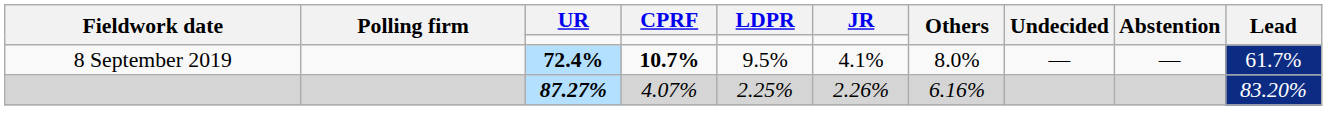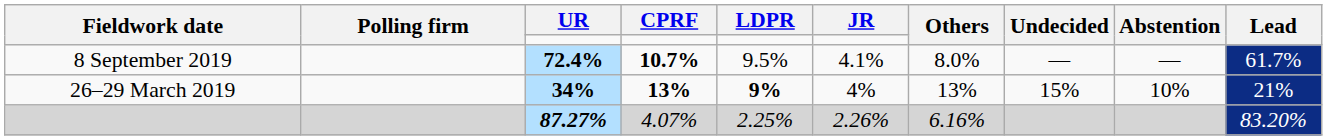+ row: (153, 90)
